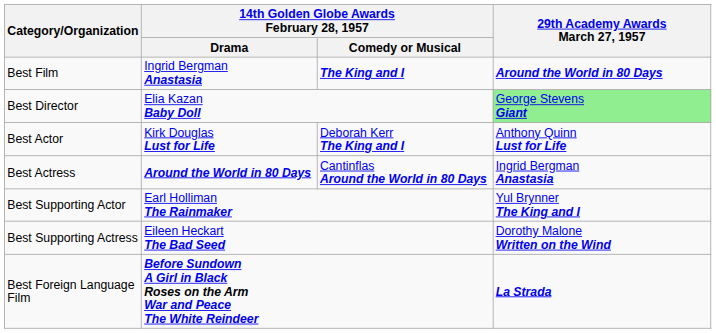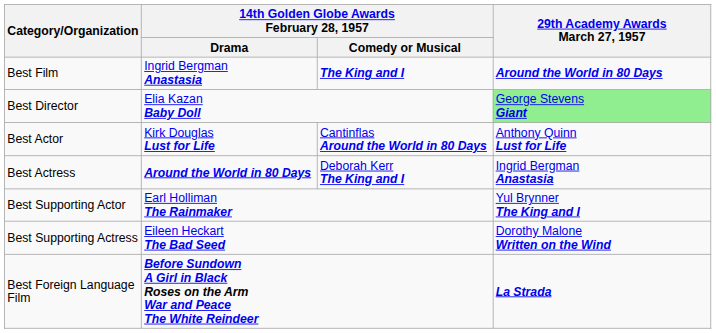(362, 139) Deborah Kerr The King and I -> (403, 139) Cantinflas Around the World in 80 Days
(403, 172) Cantinflas Around the World in 80 Days -> (362, 172) Deborah Kerr The King and I
